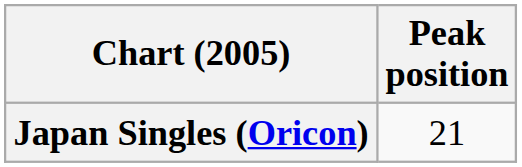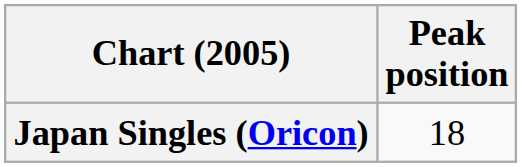(447, 131) 21 -> (447, 131) 18
